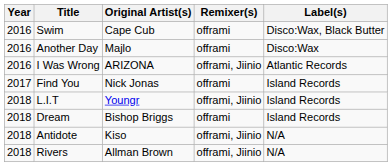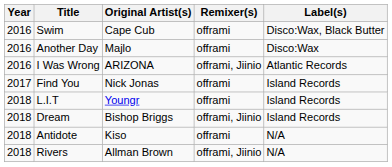(229, 100) offrami, Jiinio -> (213, 100) offrami
(213, 118) offrami -> (229, 118) offrami, Jiinio
(229, 135) offrami, Jiinio -> (213, 135) offrami
